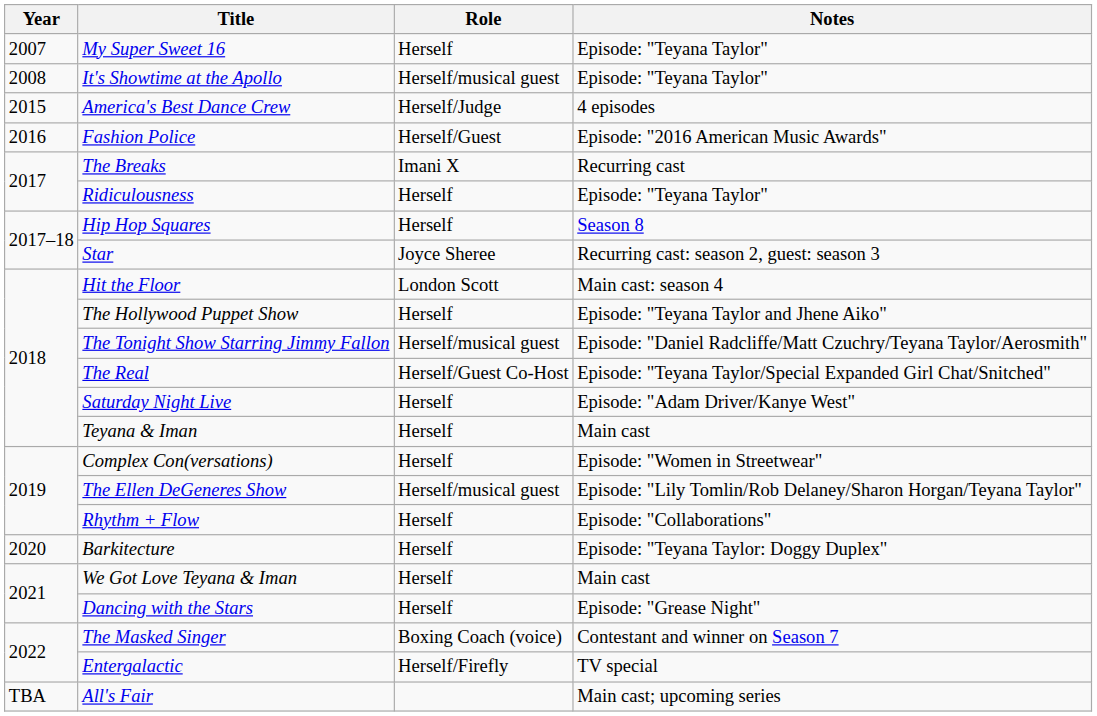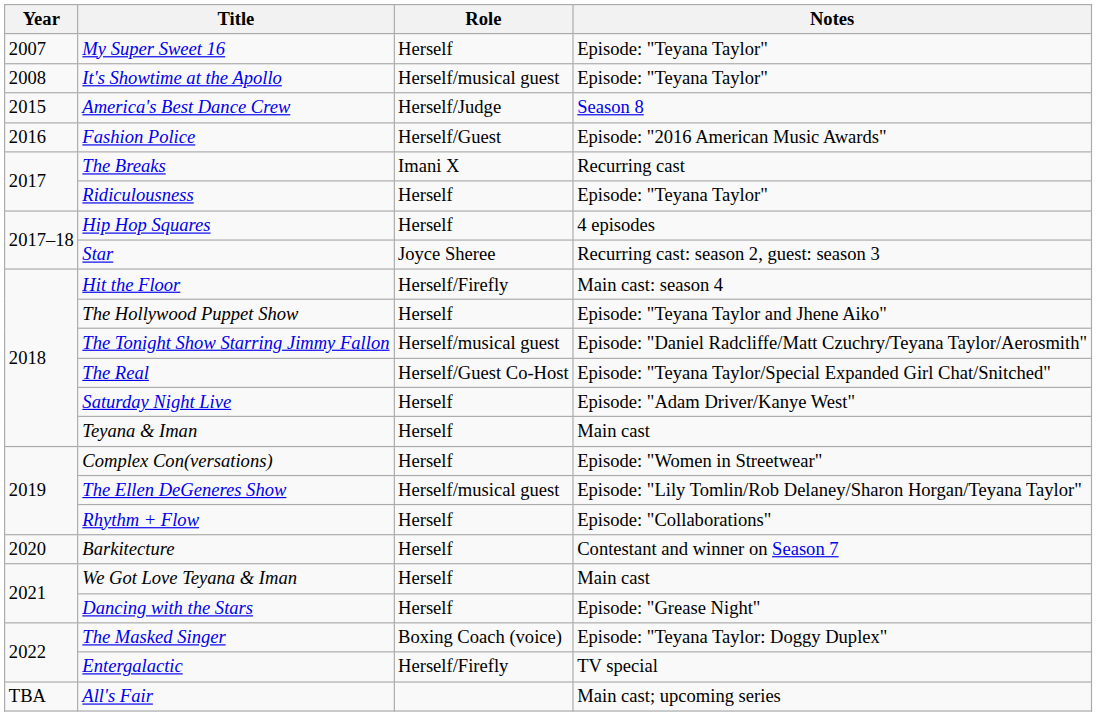(616, 107) 4 episodes -> (610, 107) Season 8
(610, 225) Season 8 -> (616, 225) 4 episodes
(448, 284) London Scott -> (453, 284) Herself/Firefly
(732, 549) Episode: "Teyana Taylor: Doggy Duplex" -> (708, 549) Contestant and winner on Season 7
(708, 637) Contestant and winner on Season 7 -> (732, 637) Episode: "Teyana Taylor: Doggy Duplex"
